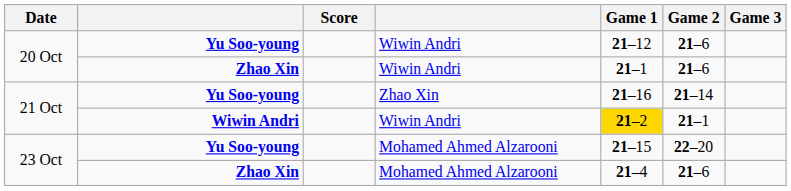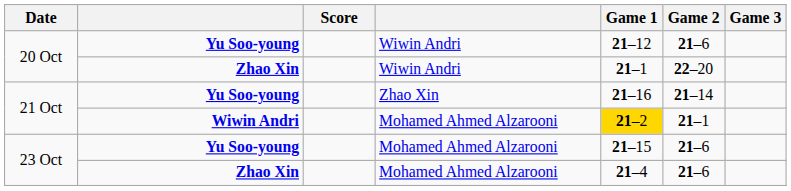(694, 69) 21–6 -> (694, 69) 22–20
(420, 121) Wiwin Andri -> (468, 121) Mohamed Ahmed Alzarooni
(694, 147) 22–20 -> (694, 147) 21–6
